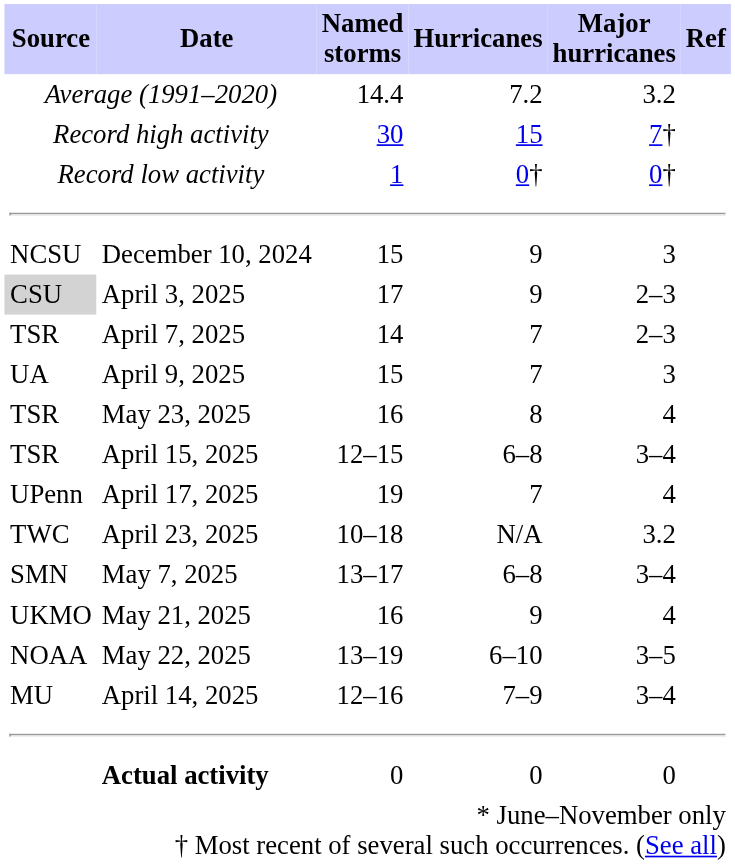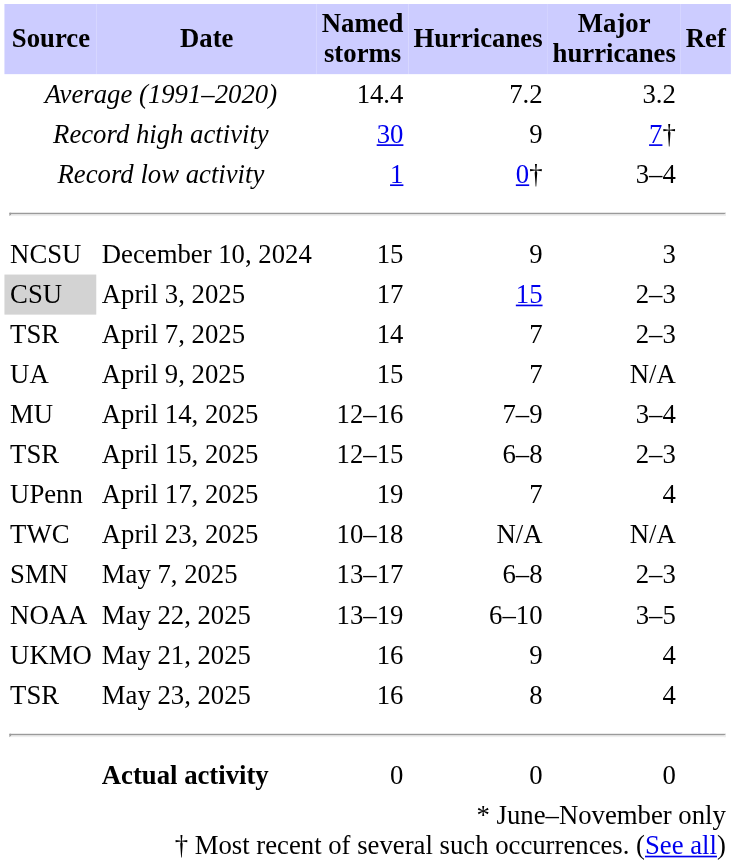(529, 133) 15 -> (536, 133) 9
(662, 174) 0† -> (656, 174) 3–4
(536, 294) 9 -> (529, 294) 15
(669, 374) 3 -> (653, 374) N/A
rows swapped: (180, 695) <-> (176, 414)
(656, 454) 3–4 -> (656, 454) 2–3
(659, 534) 3.2 -> (653, 534) N/A
(656, 574) 3–4 -> (656, 574) 2–3
rows swapped: (176, 614) <-> (176, 654)
